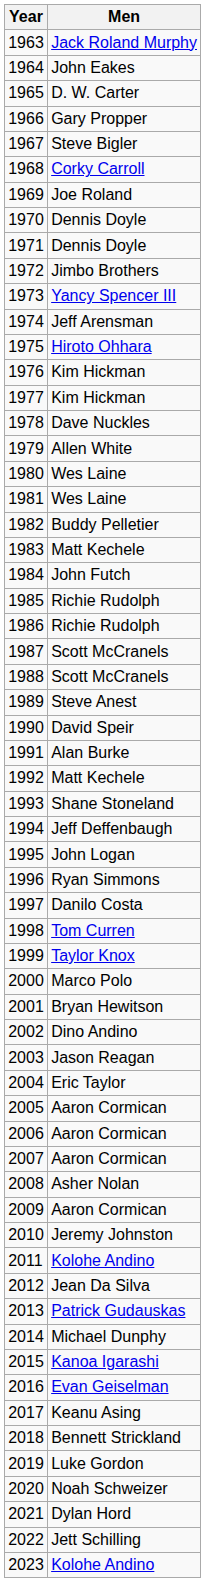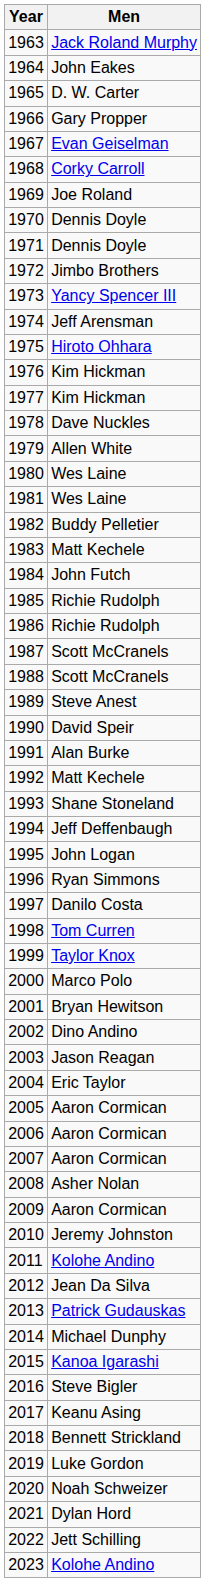(94, 144) Steve Bigler -> (110, 144) Evan Geiselman
(110, 1387) Evan Geiselman -> (94, 1387) Steve Bigler
